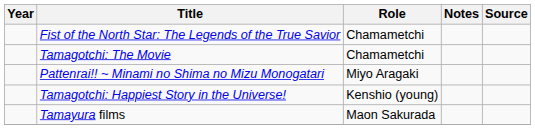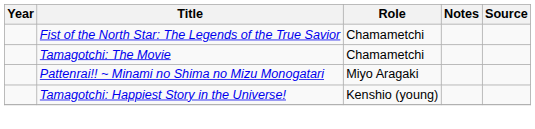- row: (82, 114)
